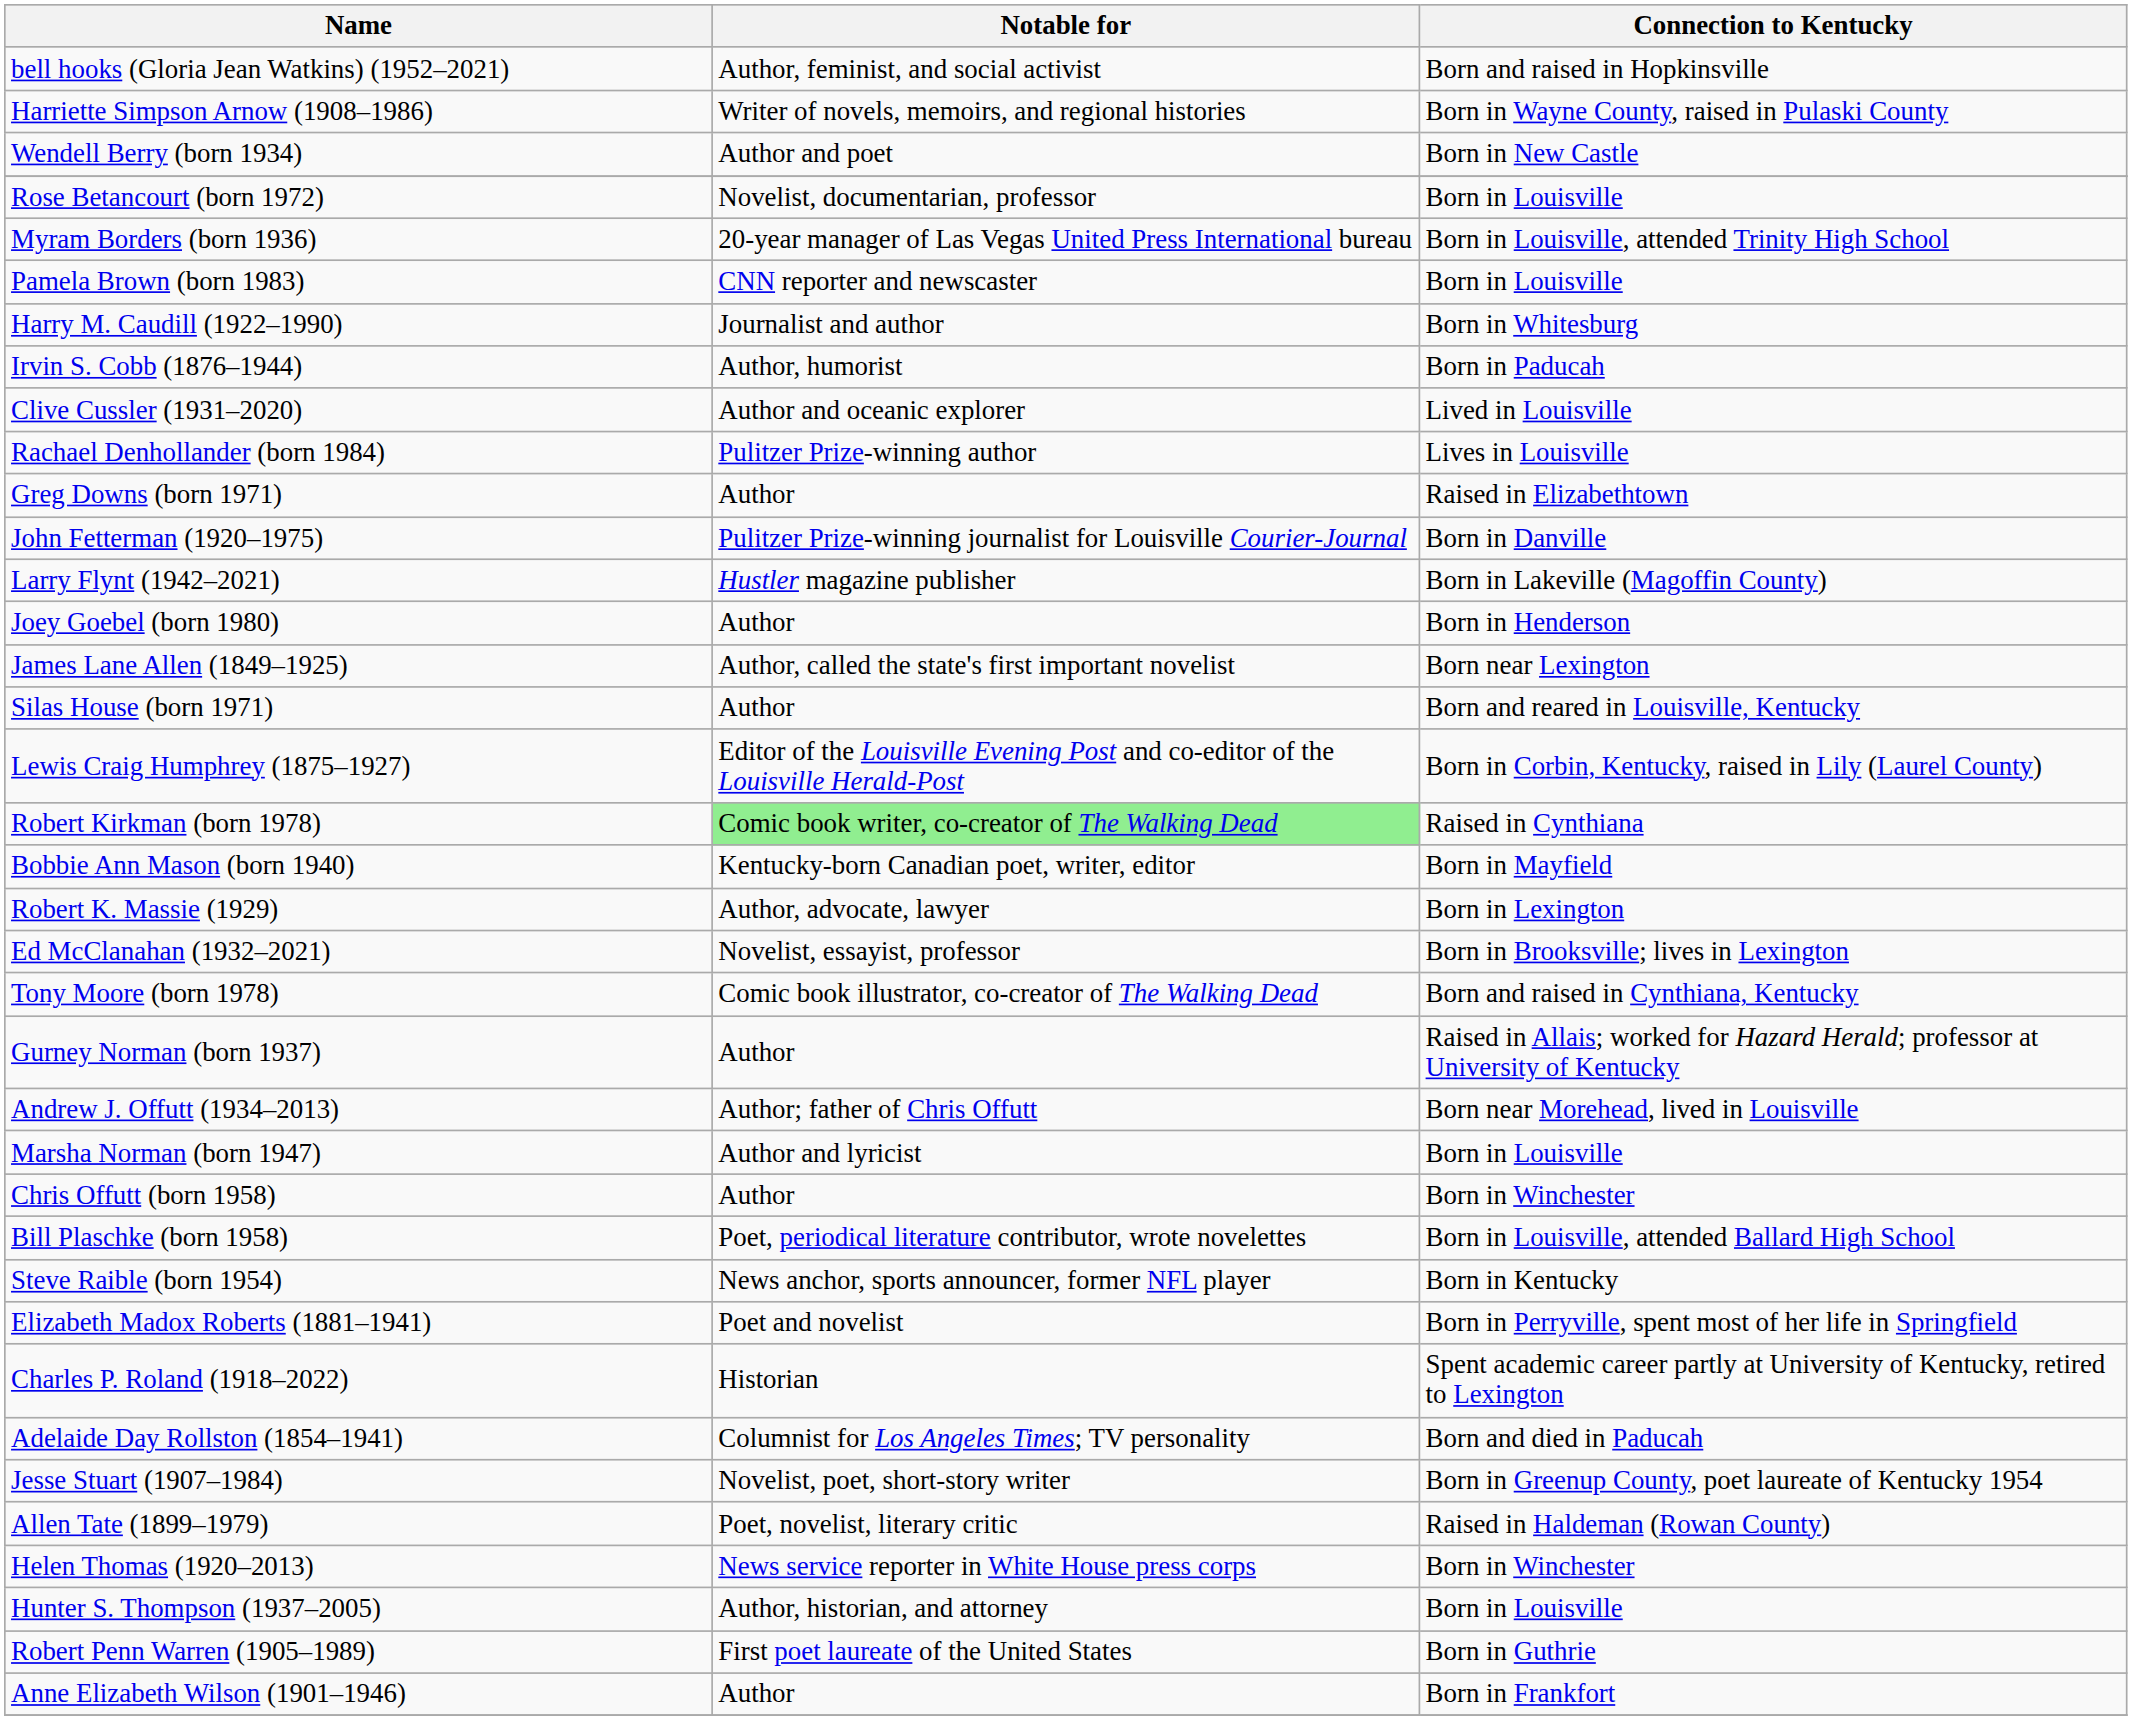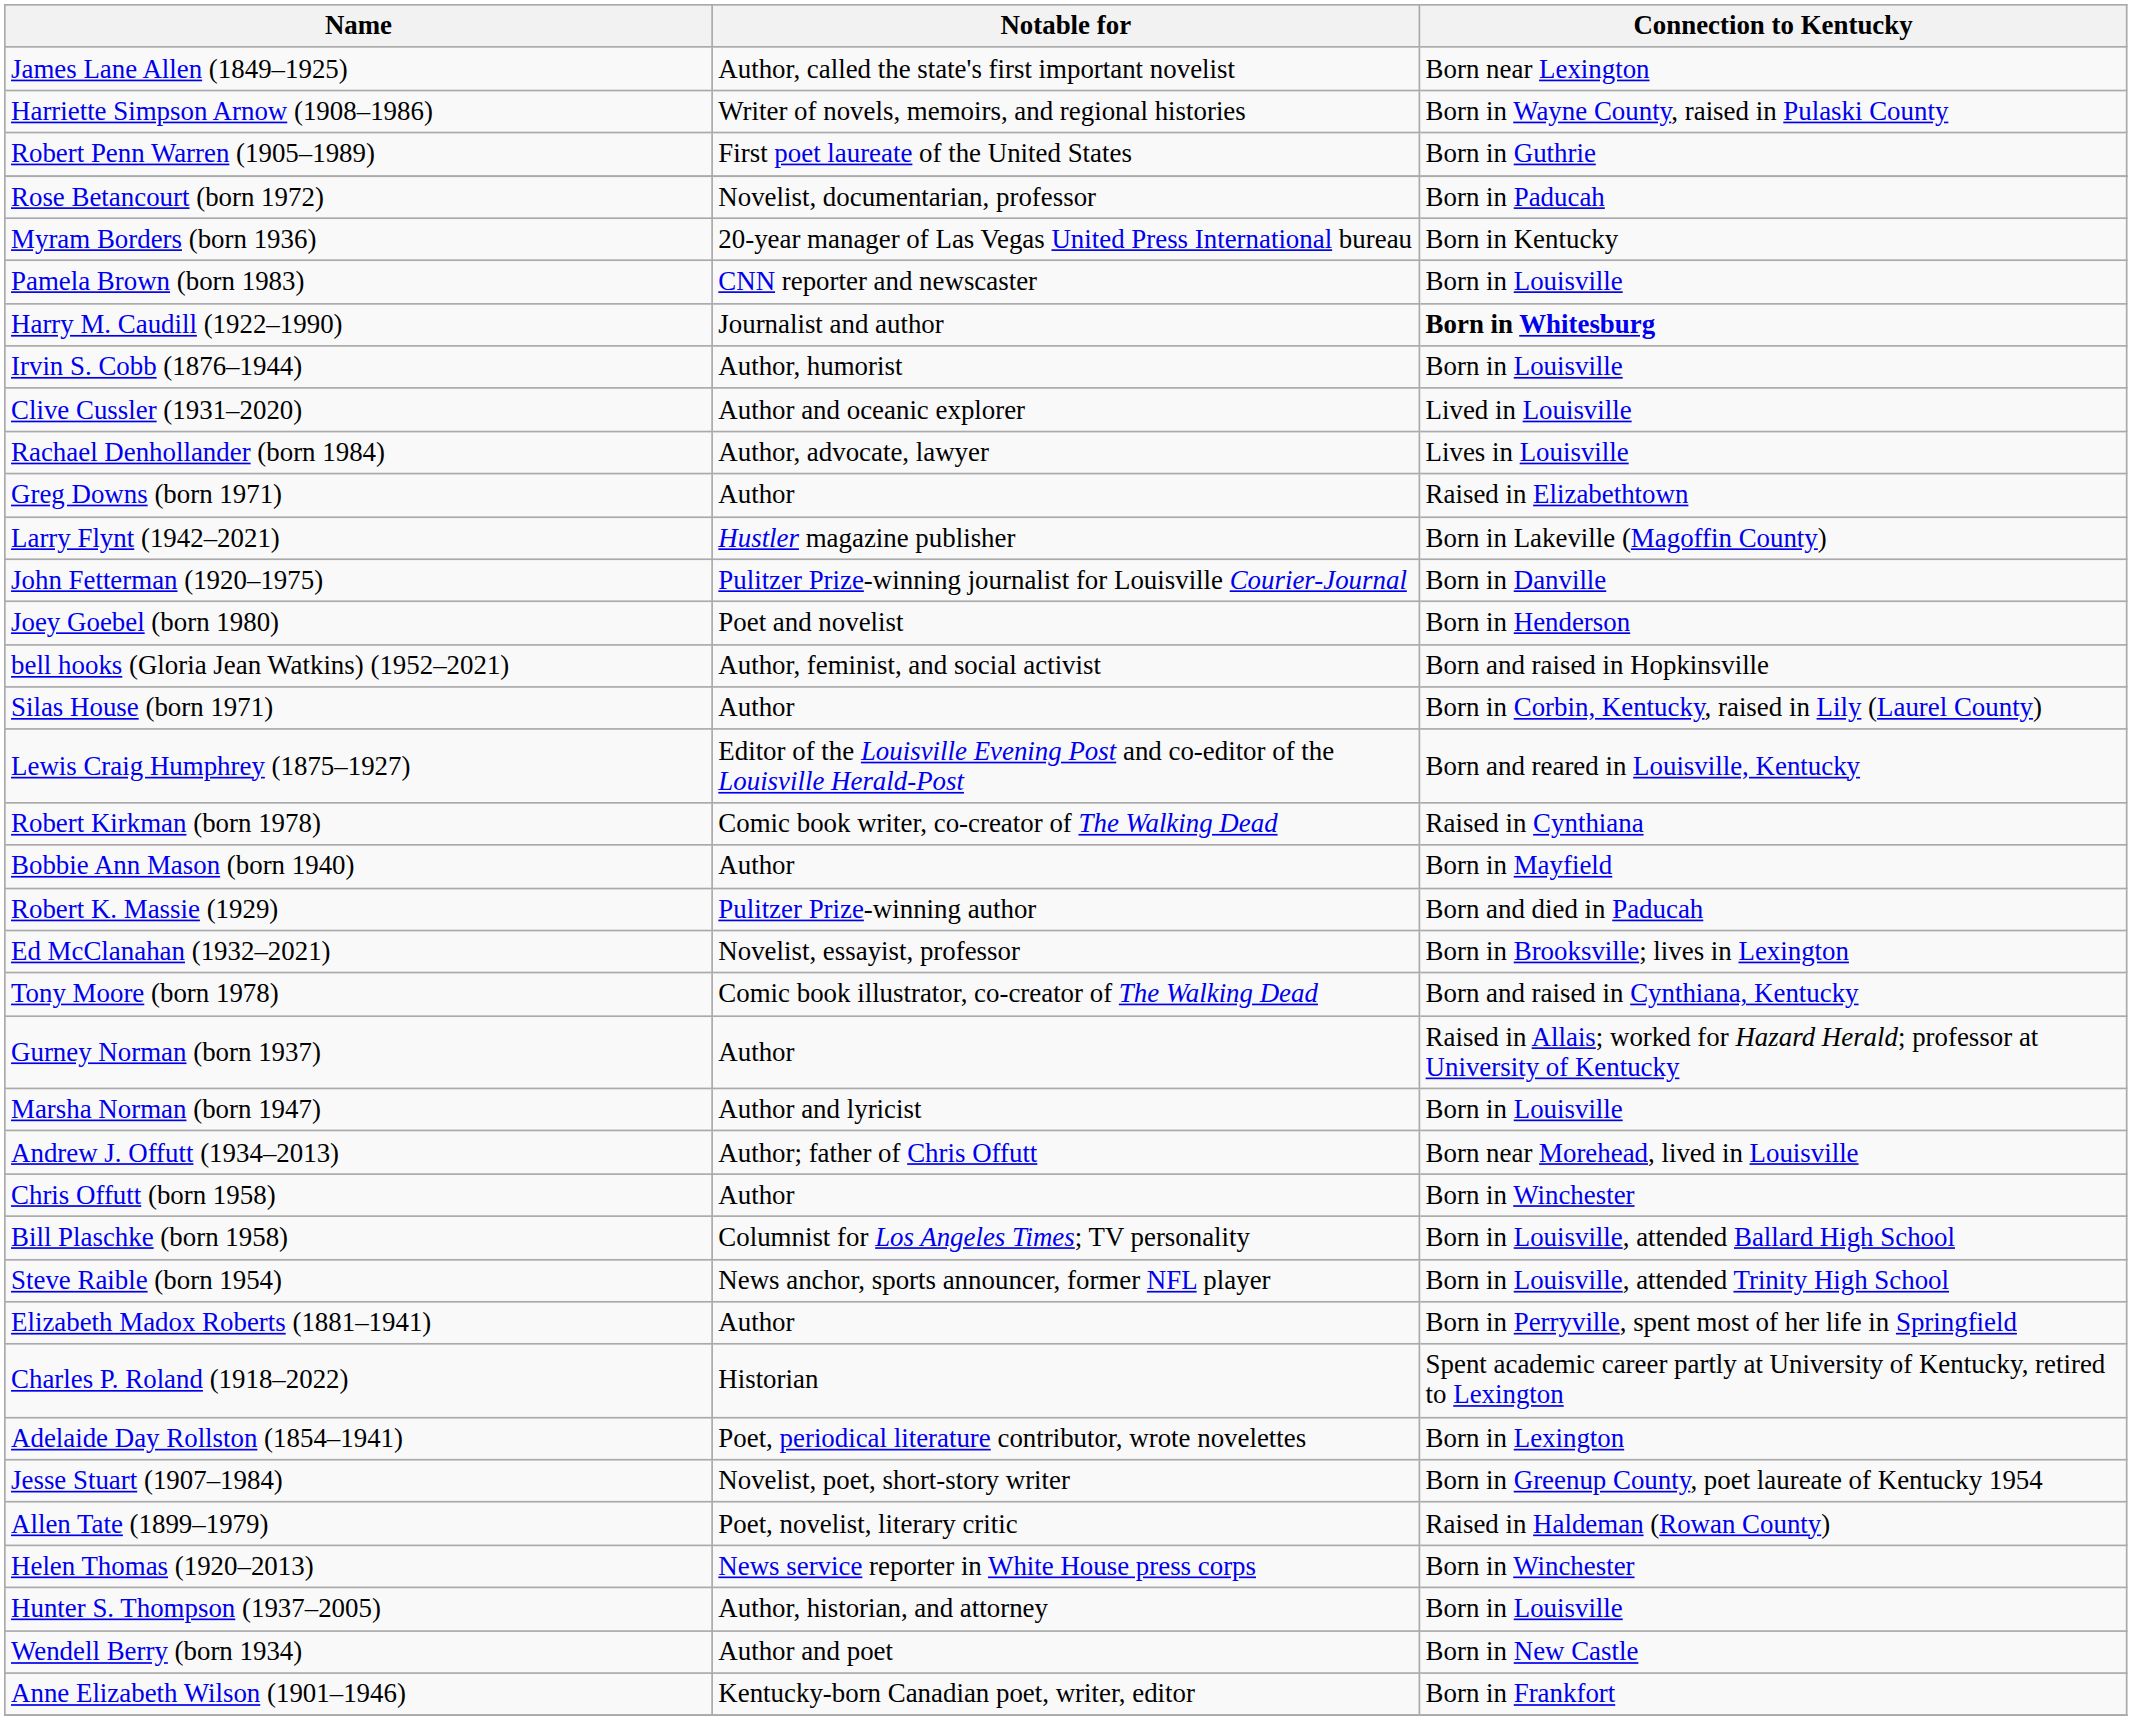rows swapped: (179, 665) <-> (260, 68)
rows swapped: (157, 153) <-> (193, 1651)
(1524, 196) Born in Louisville -> (1515, 196) Born in Paducah
(1687, 238) Born in Louisville, attended Trinity High School -> (1522, 238) Born in Kentucky
(1532, 324) normal -> (1540, 324) bold
(1515, 366) Born in Paducah -> (1524, 366) Born in Louisville
(877, 452) Pulitzer Prize-winning author -> (854, 452) Author, advocate, lawyer
rows swapped: (167, 537) <-> (145, 580)
(756, 622) Author -> (811, 622) Poet and novelist
(1643, 707) Born and reared in Louisville, Kentucky -> (1734, 707) Born in Corbin, Kentucky, raised in Lily (Laurel County)
(1734, 765) Born in Corbin, Kentucky, raised in Lily (Laurel County) -> (1643, 765) Born and reared in Louisville, Kentucky
(998, 823) lightgreen background -> (998, 823) no background
(957, 866) Kentucky-born Canadian poet, writer, editor -> (756, 866) Author
(854, 908) Author, advocate, lawyer -> (877, 908) Pulitzer Prize-winning author
(1525, 908) Born in Lexington -> (1564, 908) Born and died in Paducah
rows swapped: (166, 1152) <-> (175, 1109)
(1012, 1237) Poet, periodical literature contributor, wrote novelettes -> (984, 1237) Columnist for Los Angeles Times; TV personality
(1522, 1279) Born in Kentucky -> (1687, 1279) Born in Louisville, attended Trinity High School
(811, 1322) Poet and novelist -> (756, 1322) Author
(984, 1438) Columnist for Los Angeles Times; TV personality -> (1012, 1438) Poet, periodical literature contributor, wrote novelettes
(1564, 1438) Born and died in Paducah -> (1525, 1438) Born in Lexington
(756, 1693) Author -> (957, 1693) Kentucky-born Canadian poet, writer, editor
